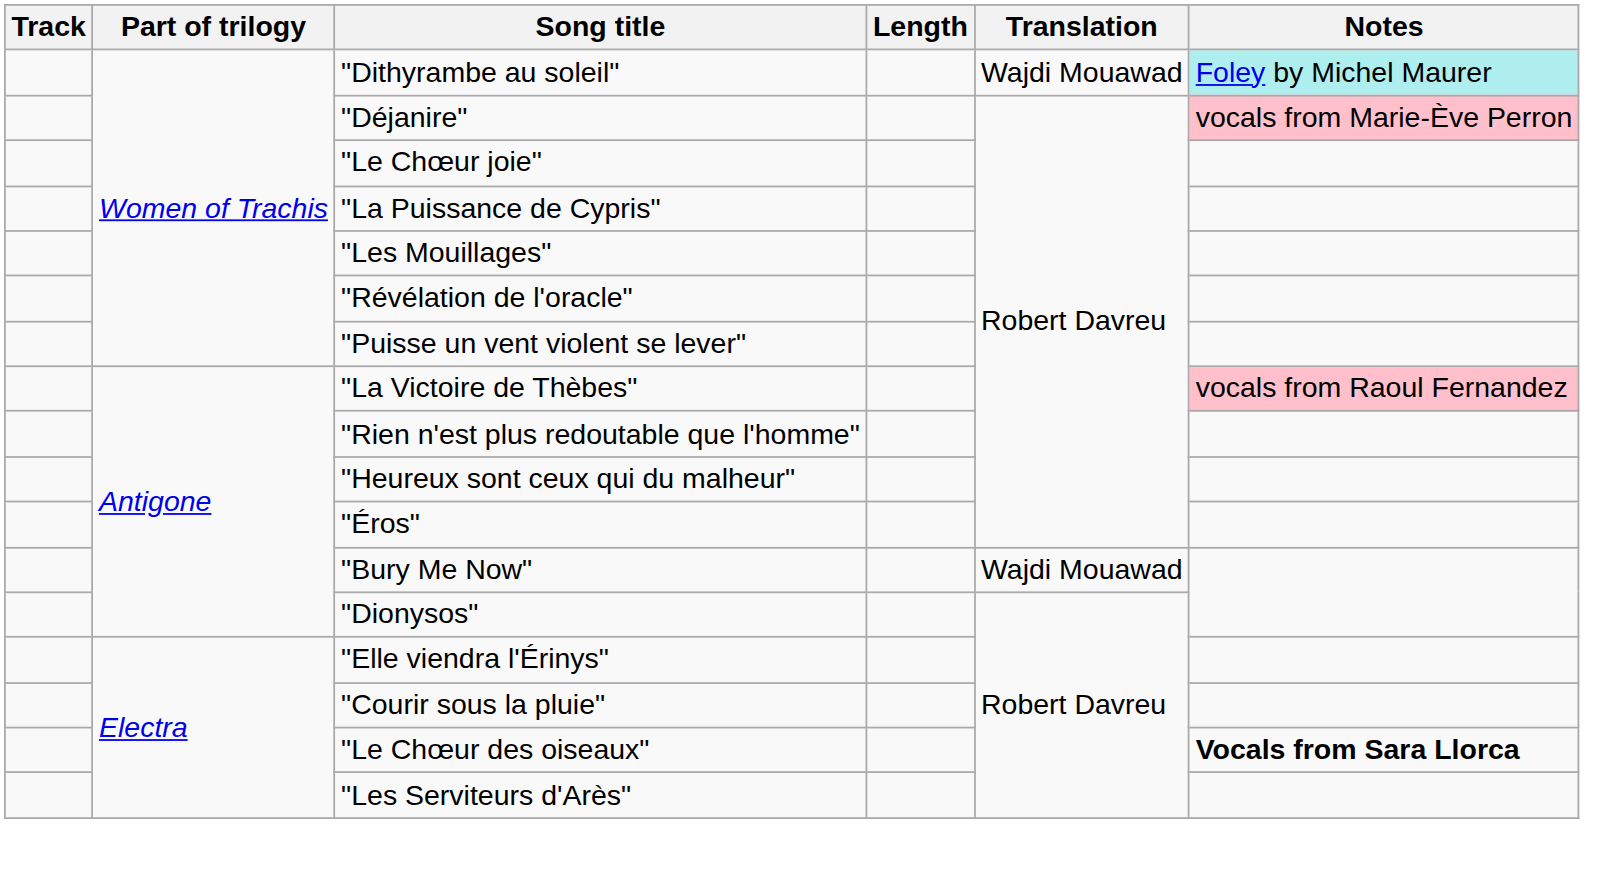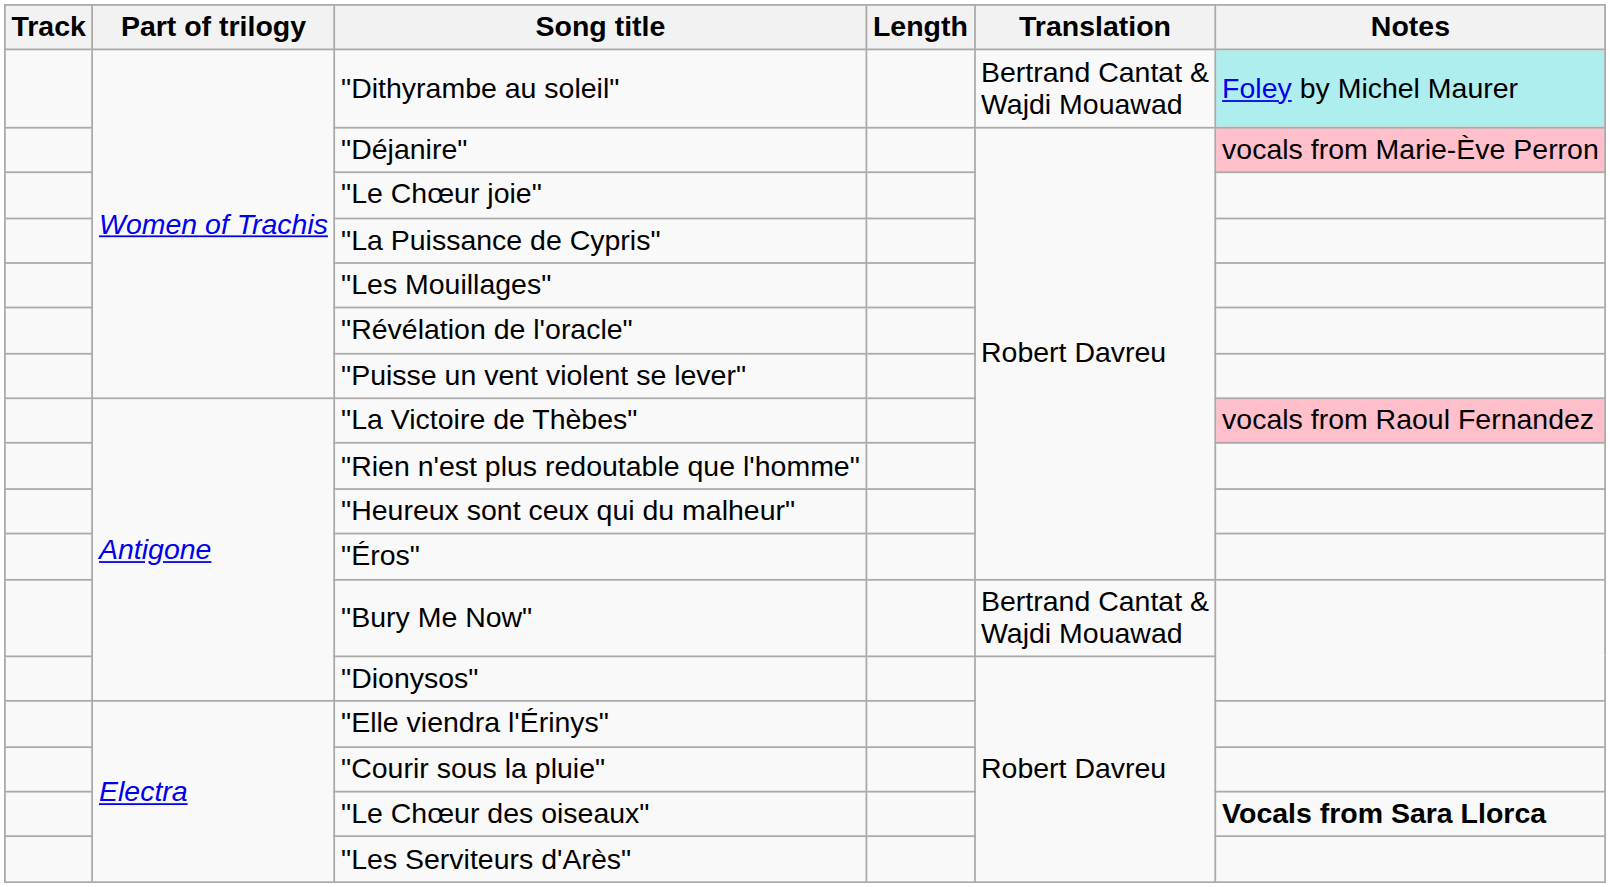(1082, 72) Wajdi Mouawad -> (1095, 88) Bertrand Cantat & Wajdi Mouawad
(1082, 569) Wajdi Mouawad -> (1095, 617) Bertrand Cantat & Wajdi Mouawad
